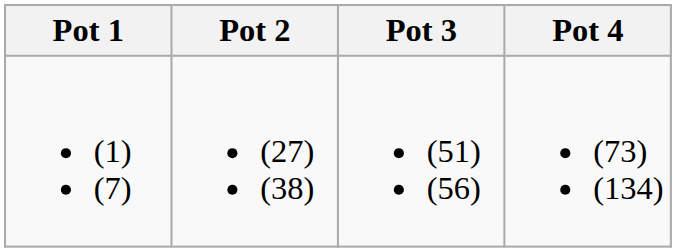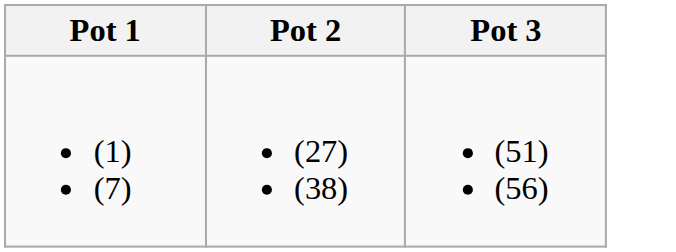- column: (588, 30)
